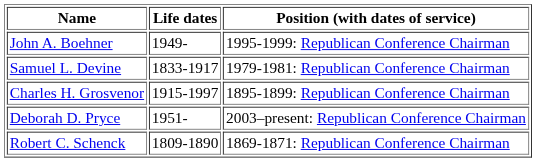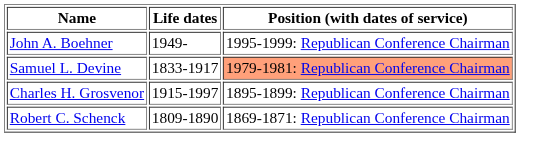(368, 68) no background -> (368, 68) lightsalmon background
- row: (65, 118)
